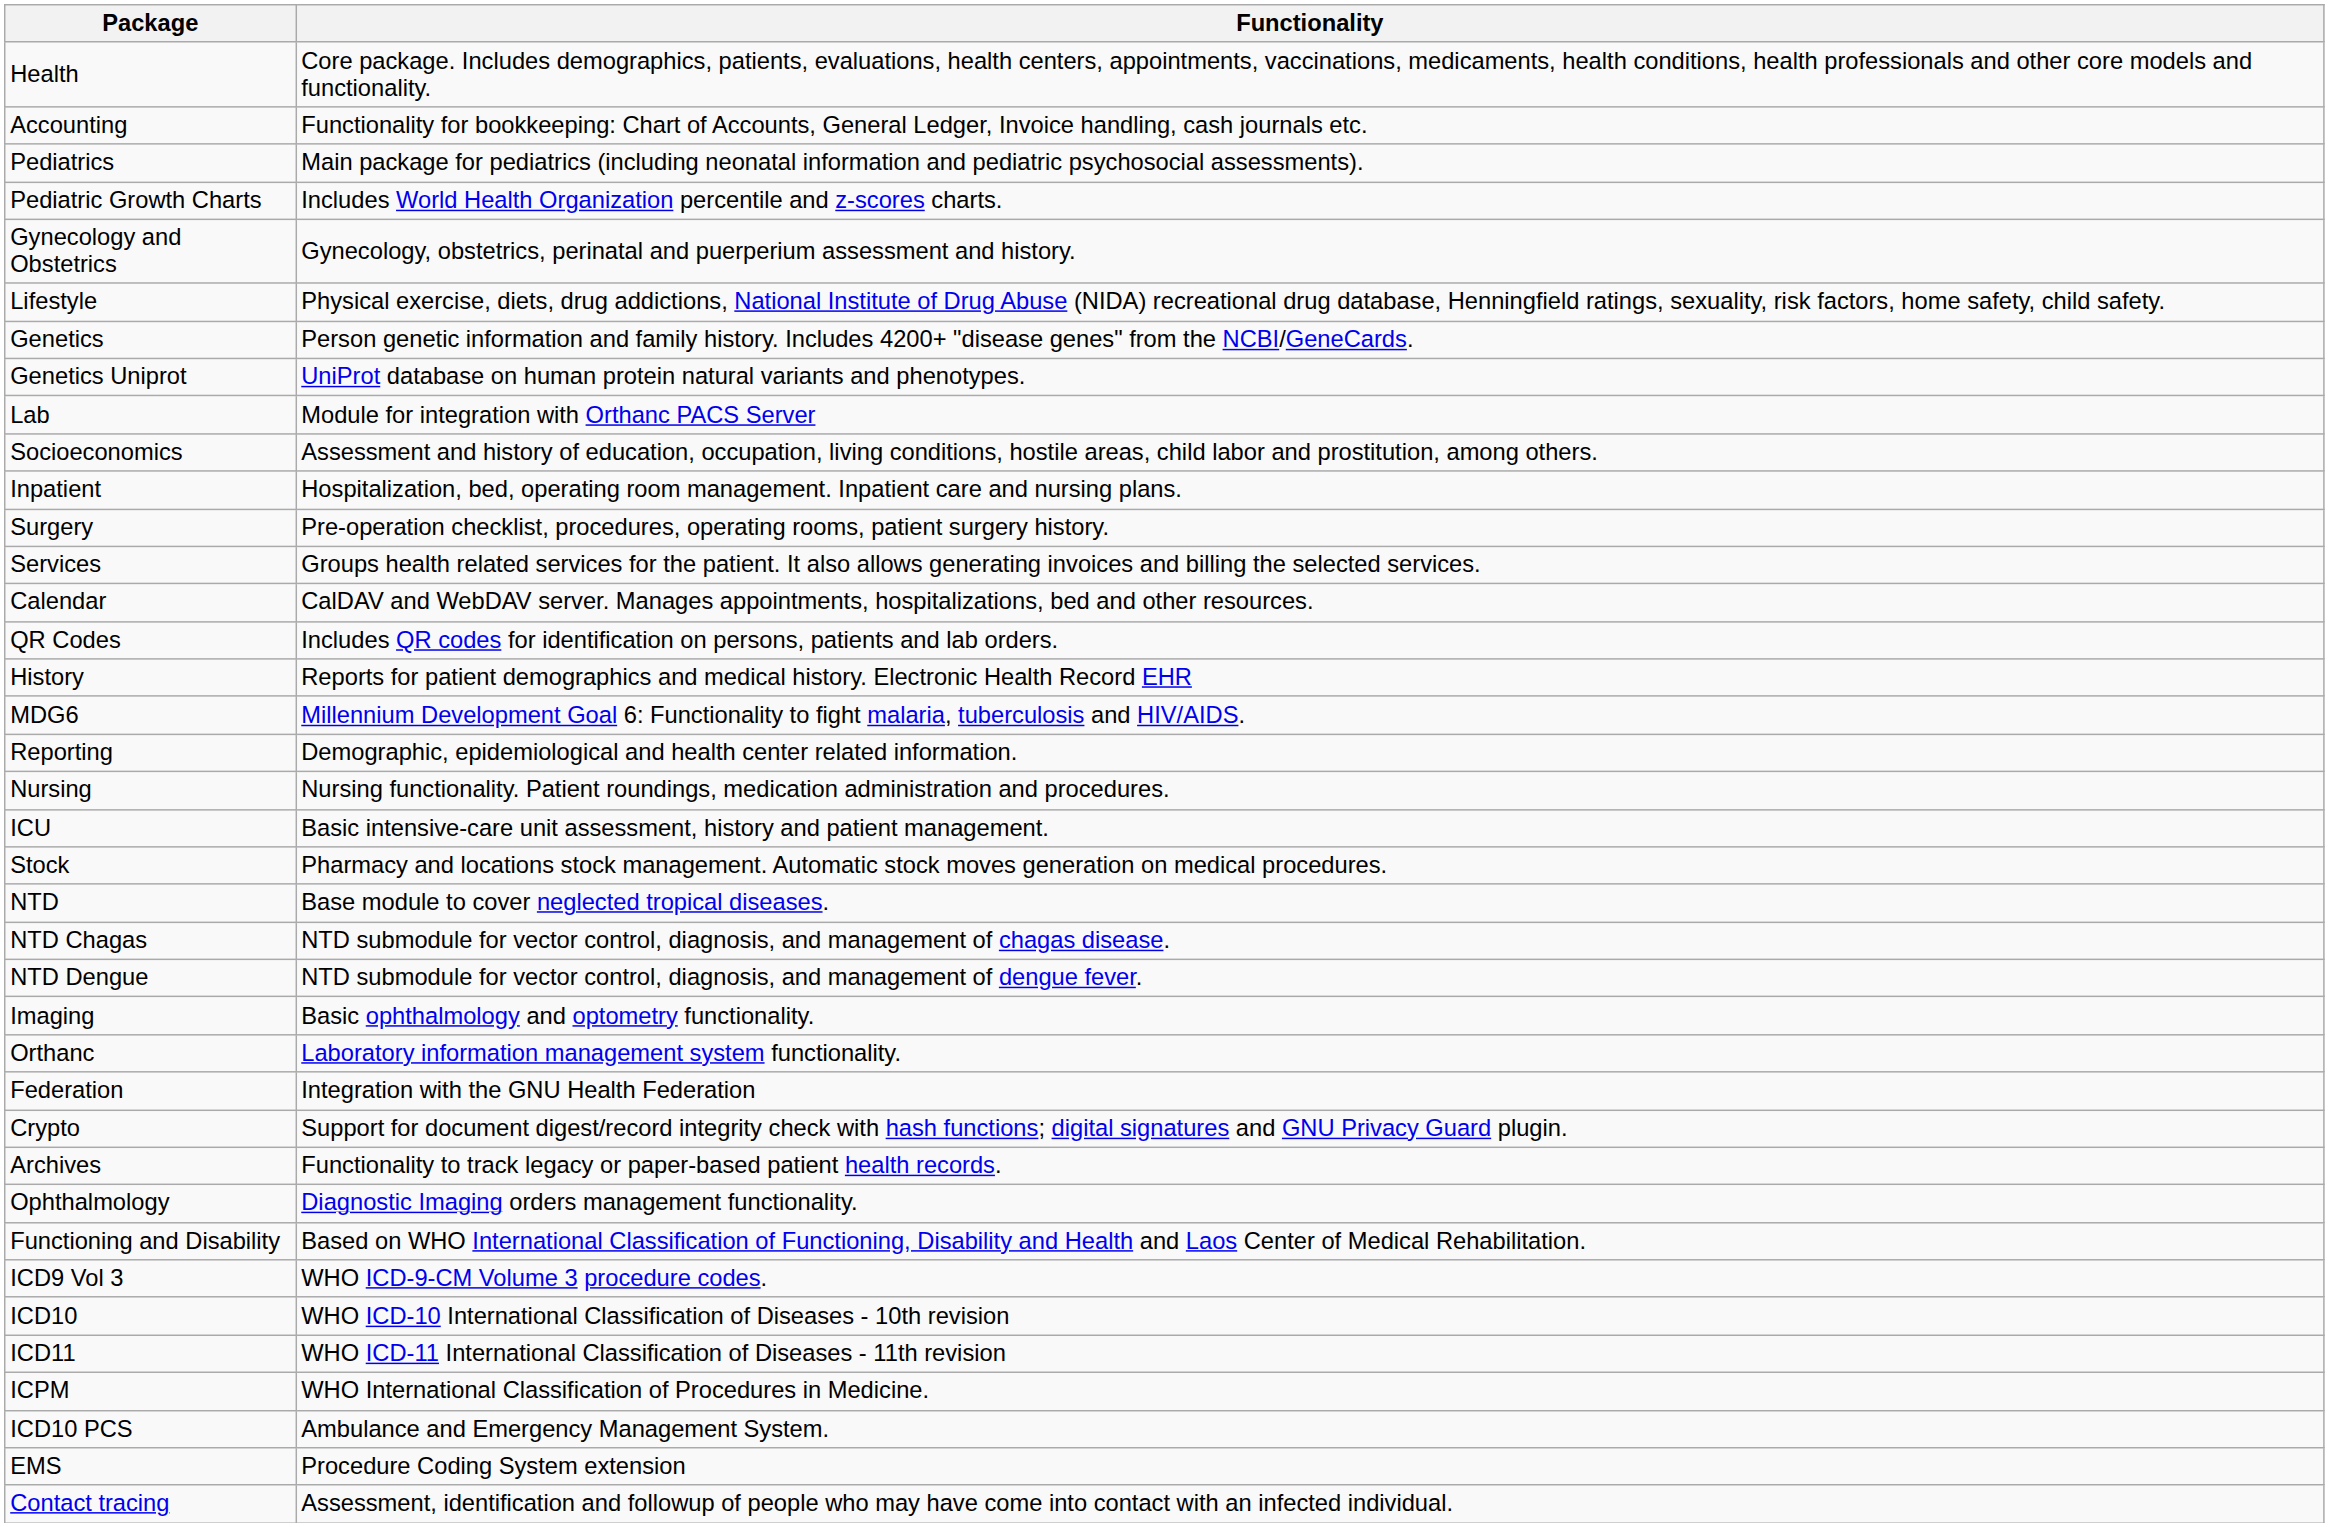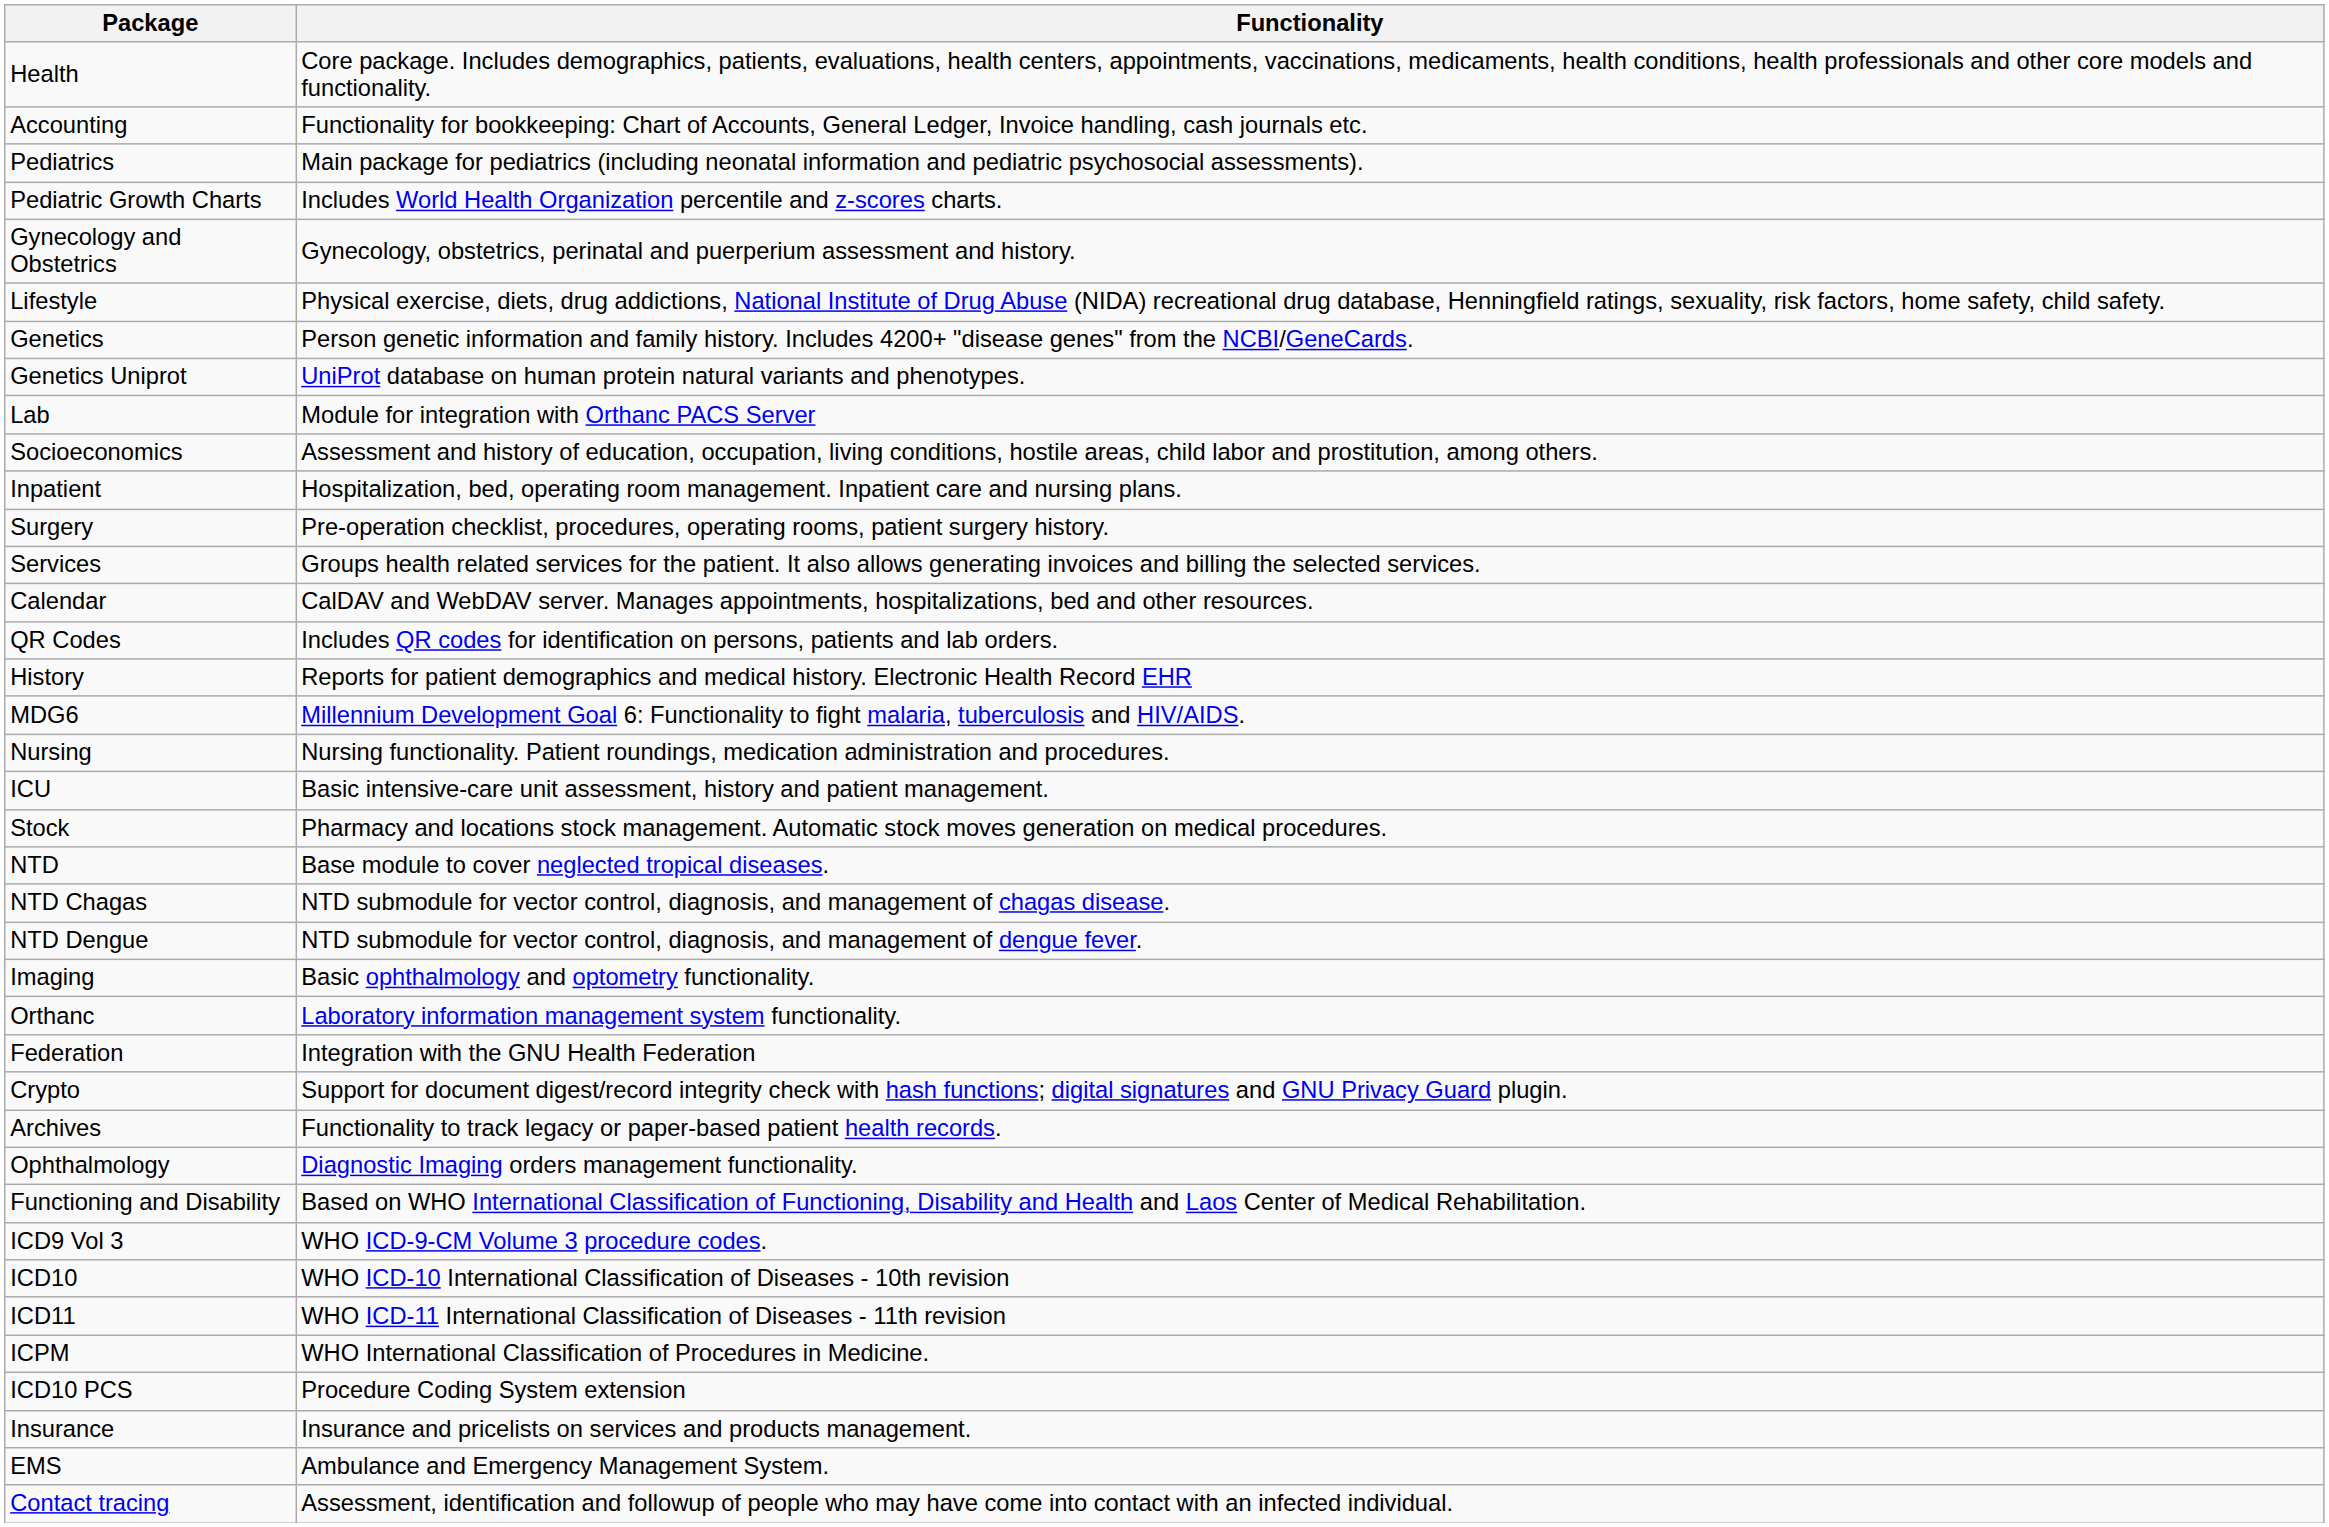- row: (62, 752)
(565, 1428) Ambulance and Emergency Management System. -> (493, 1390) Procedure Coding System extension
+ row: (62, 1428)
(493, 1466) Procedure Coding System extension -> (565, 1466) Ambulance and Emergency Management System.
